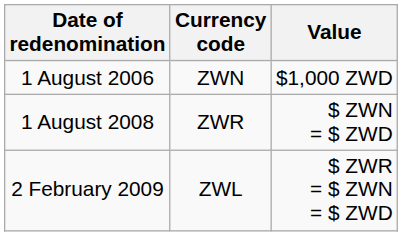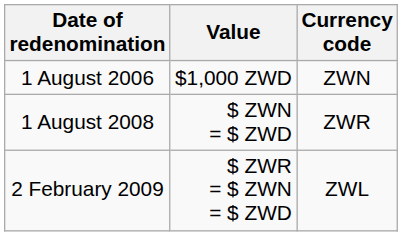columns swapped: (221, 32) <-> (334, 32)
